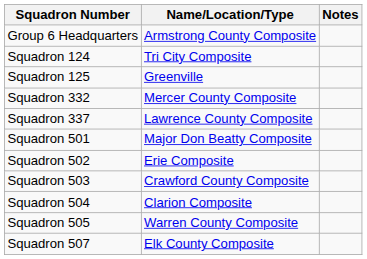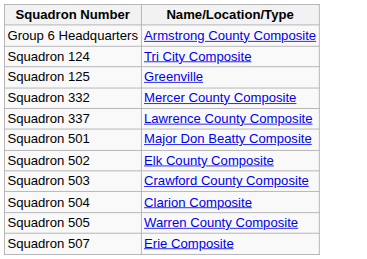- column: (340, 14)
(189, 160) Erie Composite -> (209, 160) Elk County Composite
(209, 243) Elk County Composite -> (189, 243) Erie Composite
